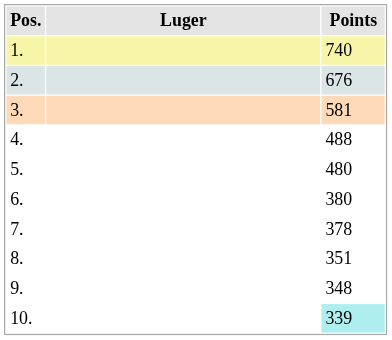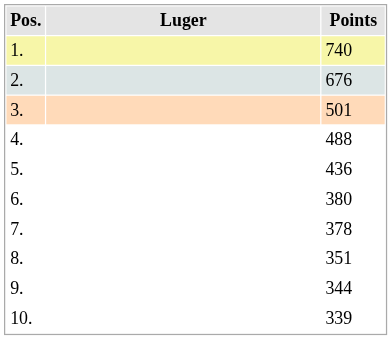(339, 109) 581 -> (339, 109) 501
(339, 169) 480 -> (339, 169) 436
(339, 288) 348 -> (339, 288) 344
(339, 318) paleturquoise background -> (339, 318) no background
